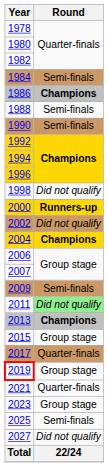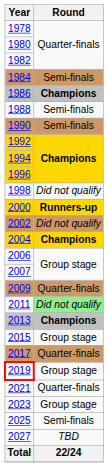(69, 288) Semi-finals -> (69, 288) Quarter-finals
(69, 437) Did not qualify -> (69, 437) TBD
